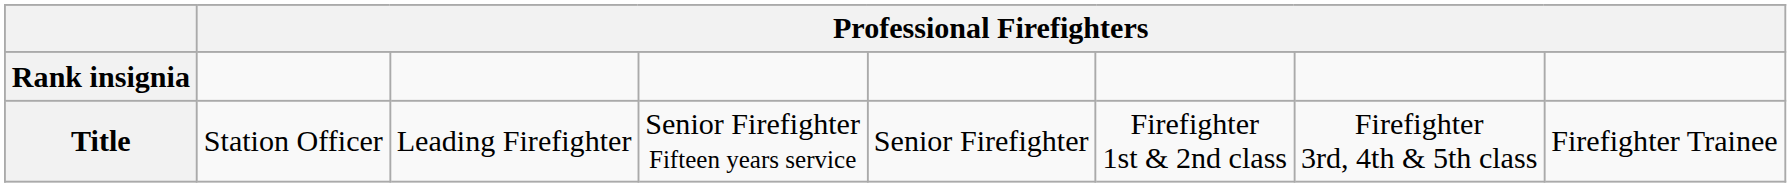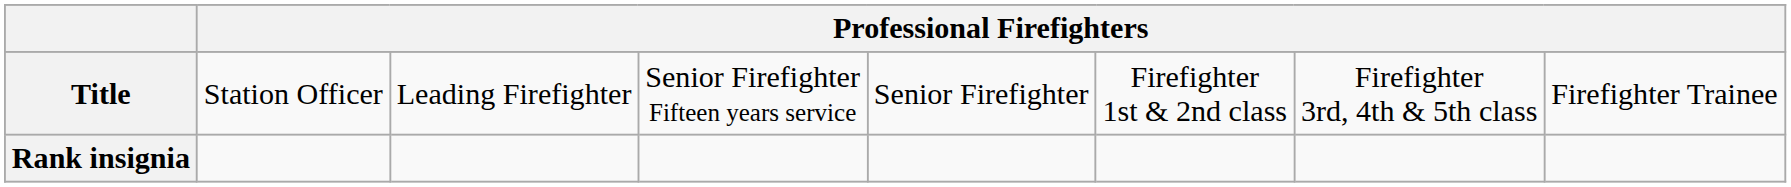rows swapped: (101, 140) <-> (101, 76)
